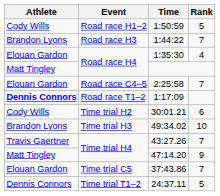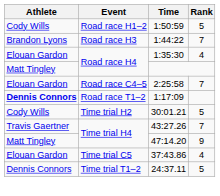(202, 112) 6 -> (202, 112) 5
- row: (169, 127)
(202, 170) 7 -> (202, 155) 4
